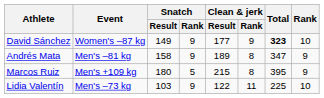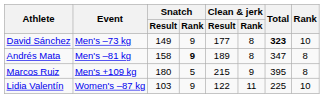(110, 41) Women's –87 kg -> (103, 41) Men's –73 kg
(251, 41) 9 -> (251, 41) 8
(192, 56) normal -> (192, 56) bold
(305, 56) 9 -> (305, 56) 8
(251, 71) 8 -> (251, 71) 9
(305, 71) 9 -> (305, 71) 8
(103, 86) Men's –73 kg -> (110, 86) Women's –87 kg
